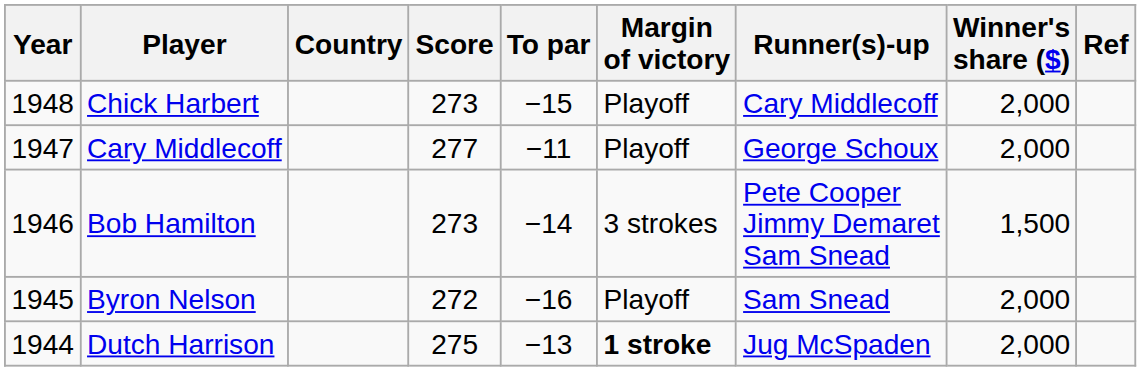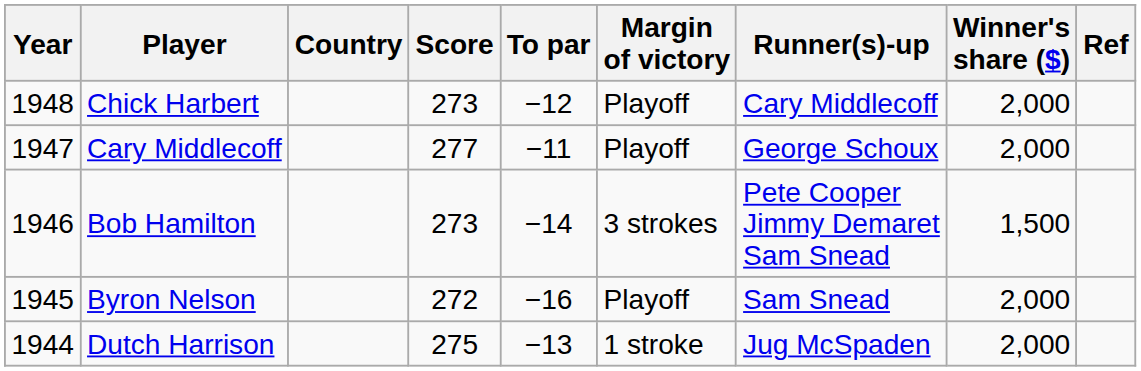(549, 103) −15 -> (549, 103) −12
(657, 344) bold -> (654, 344) normal
